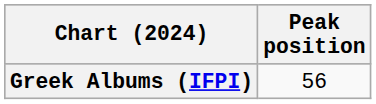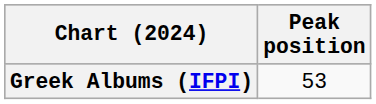(314, 82) 56 -> (314, 82) 53
